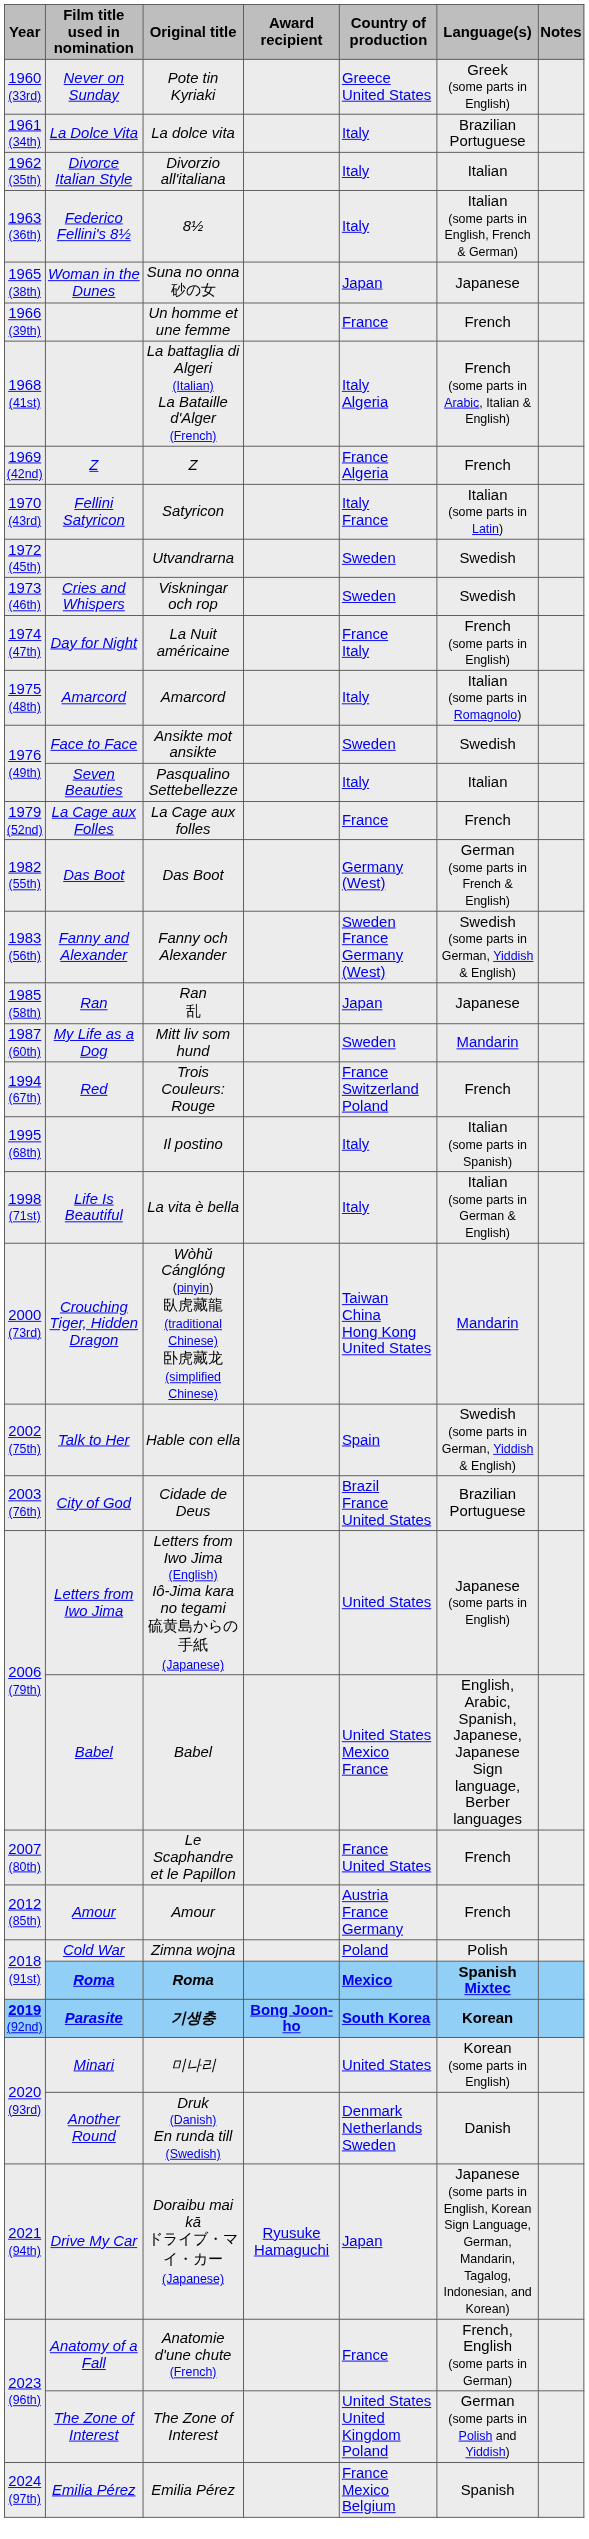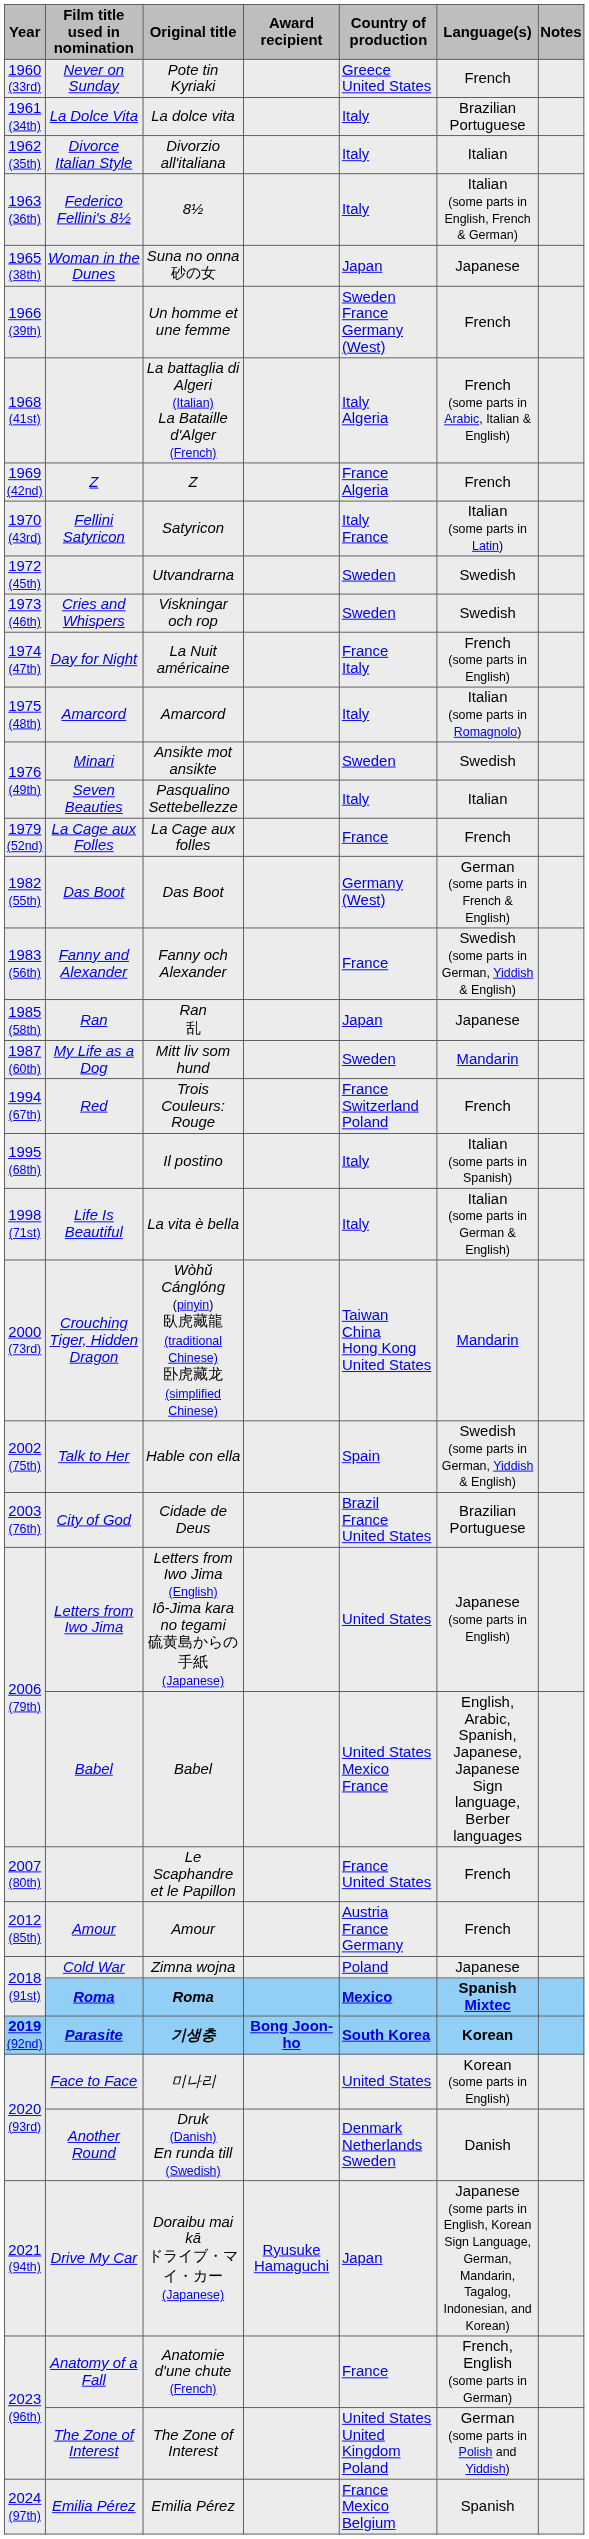(488, 86) Greek (some parts in English) -> (488, 78) French
(365, 322) France -> (372, 322) Sweden France Germany (West)
(94, 744) Face to Face -> (94, 761) Minari
(372, 947) Sweden France Germany (West) -> (365, 963) France
(488, 1950) Polish -> (488, 1967) Japanese
(94, 2064) Minari -> (94, 2081) Face to Face
